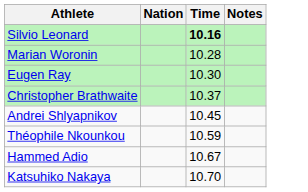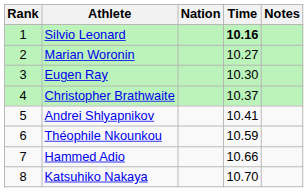+ column: (23, 14)
(205, 55) 10.28 -> (242, 55) 10.27
(205, 116) 10.45 -> (242, 116) 10.41
(205, 156) 10.67 -> (242, 156) 10.66
